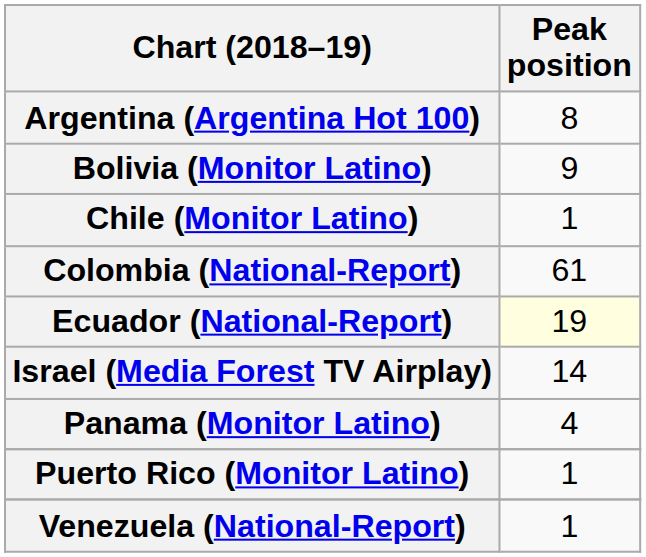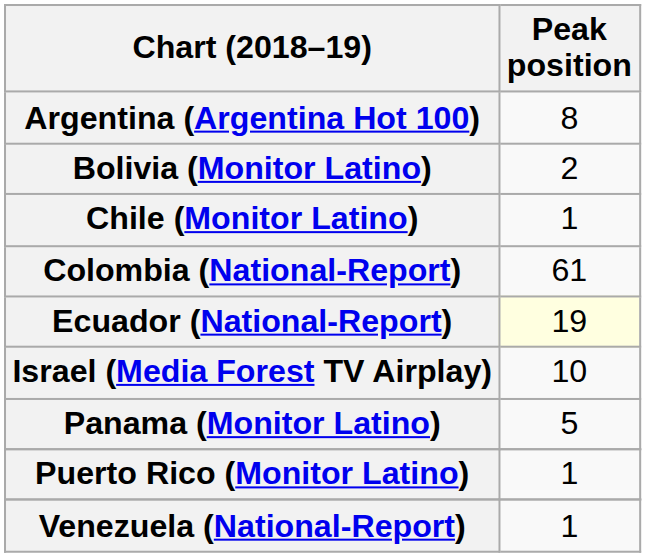(569, 168) 9 -> (569, 168) 2
(569, 372) 14 -> (569, 372) 10
(569, 423) 4 -> (569, 423) 5
